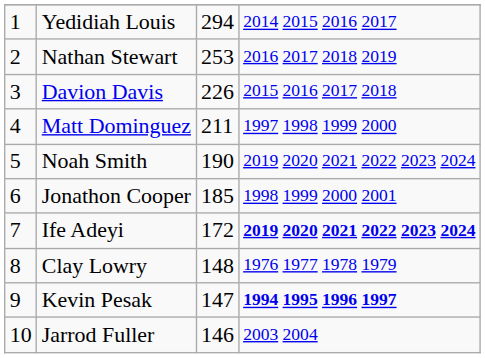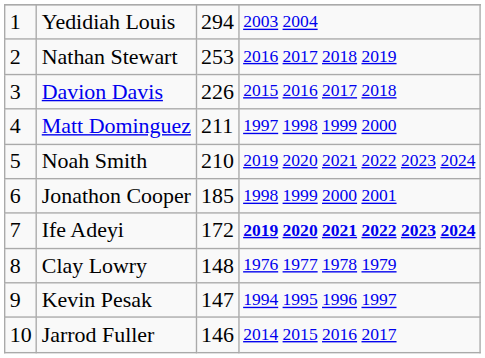(320, 21) 2014 2015 2016 2017 -> (280, 21) 2003 2004
(217, 160) 190 -> (217, 160) 210
(320, 299) bold -> (320, 299) normal
(280, 334) 2003 2004 -> (320, 334) 2014 2015 2016 2017
